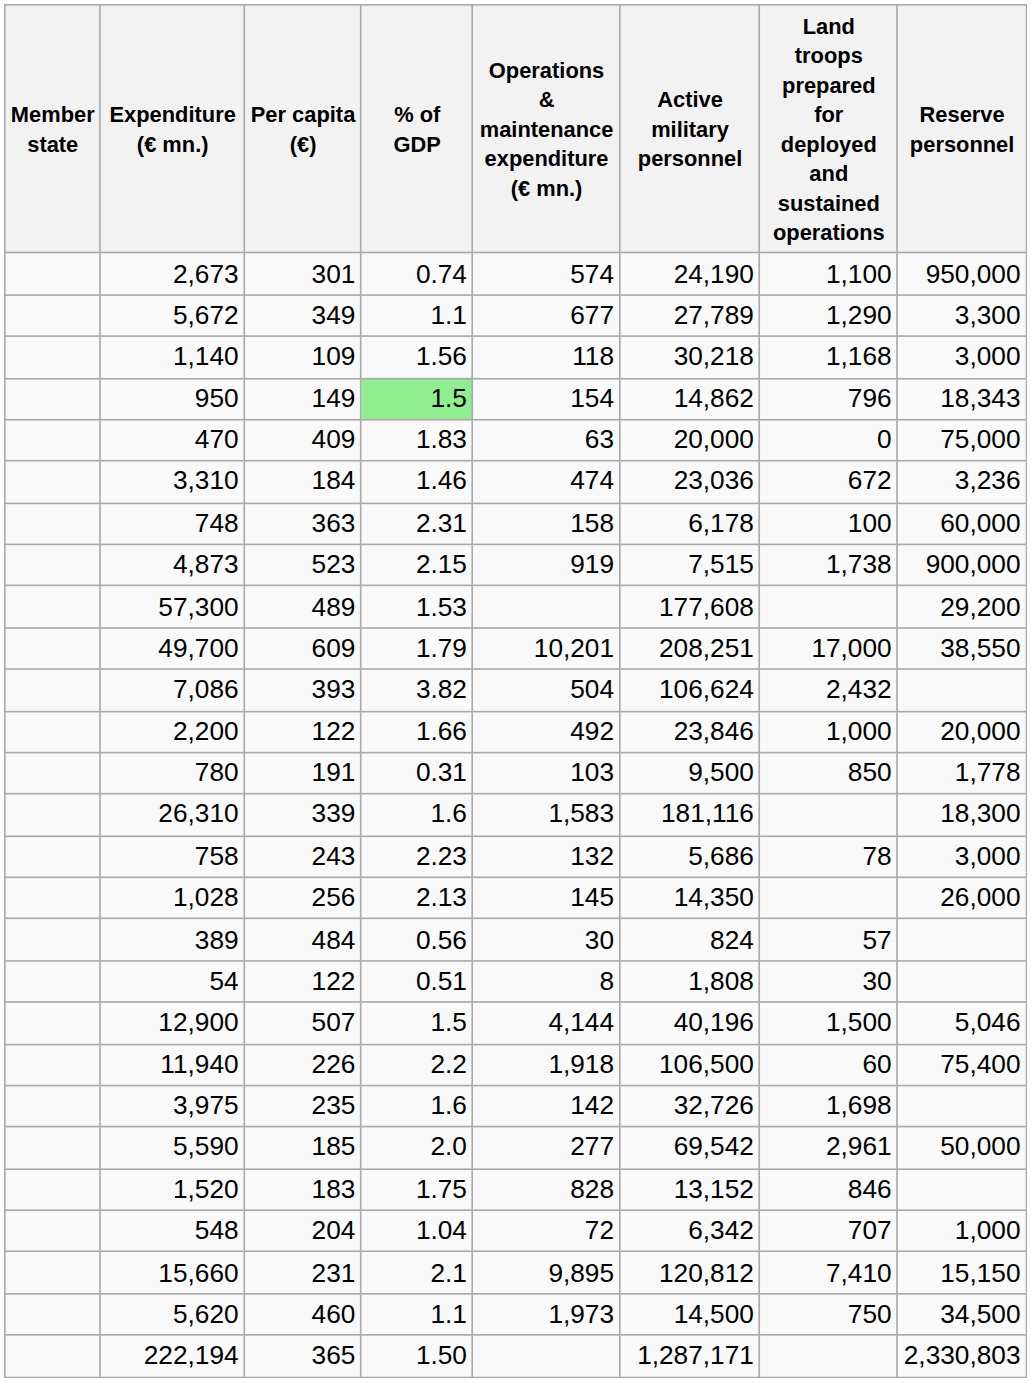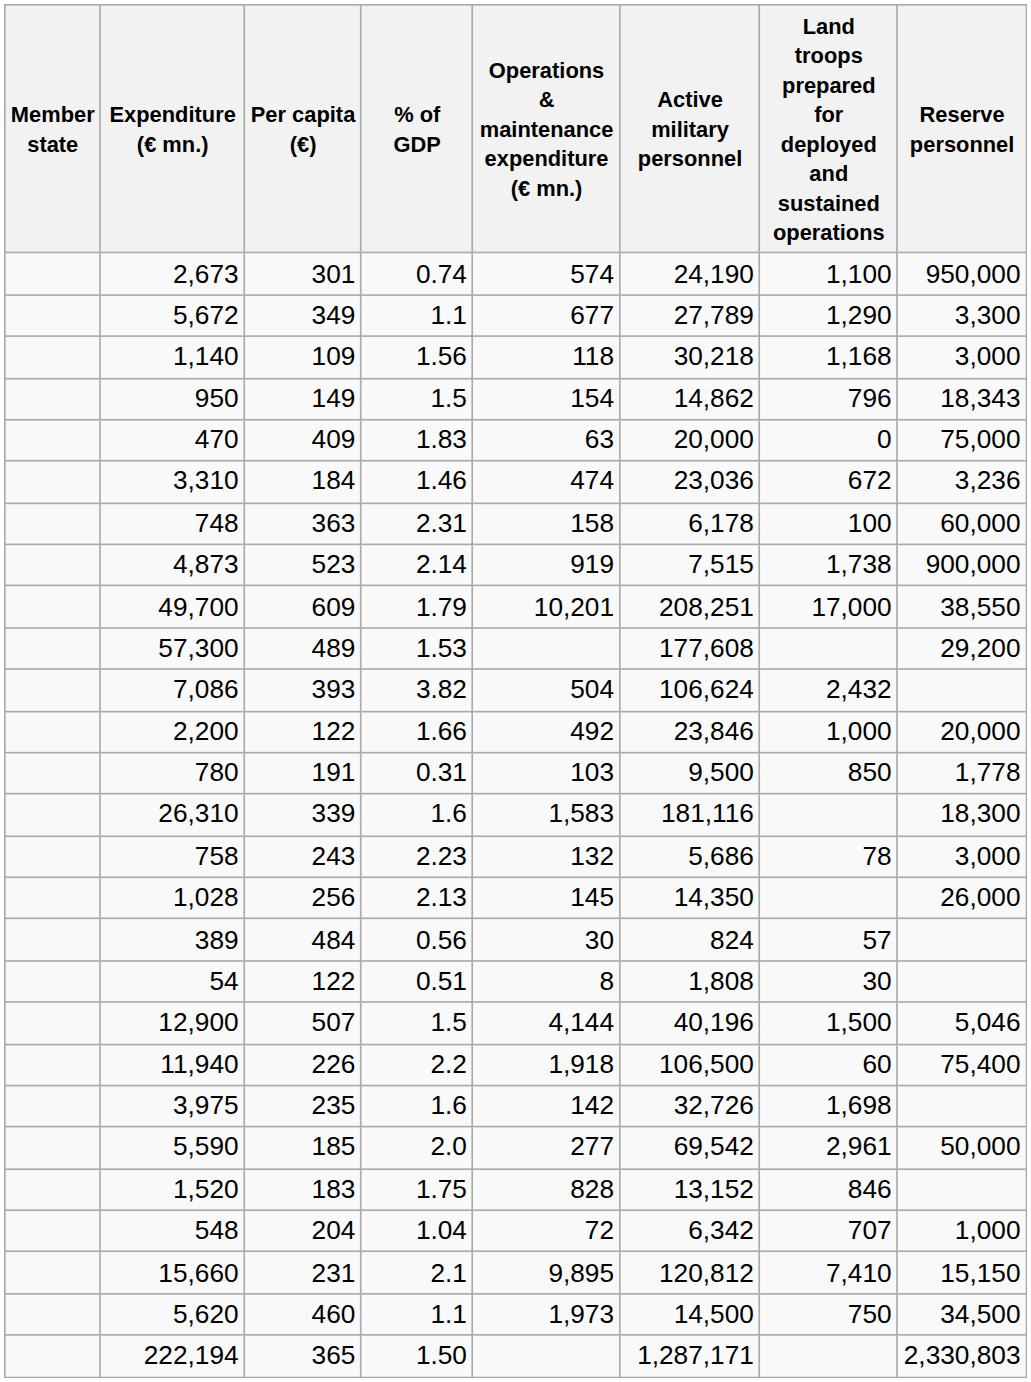(449, 398) lightgreen background -> (449, 398) no background
(441, 564) 2.15 -> (441, 564) 2.14
rows swapped: (198, 648) <-> (198, 606)
